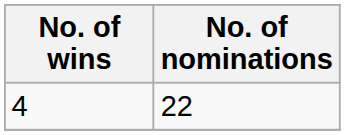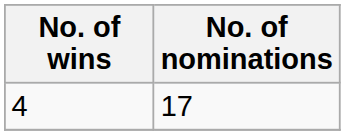(177, 105) 22 -> (177, 105) 17
